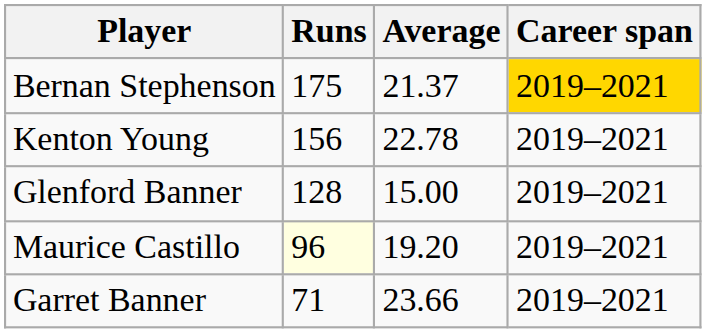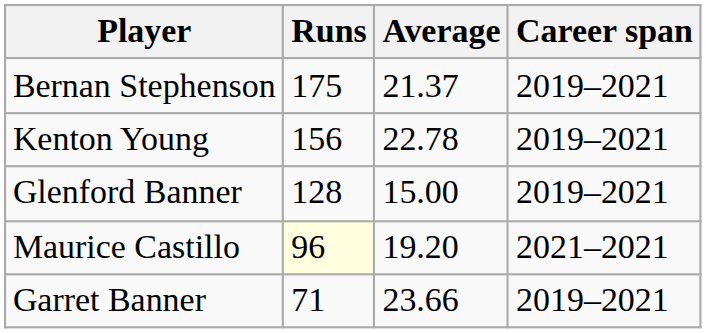(592, 85) gold background -> (592, 85) no background
(592, 246) 2019–2021 -> (592, 246) 2021–2021
